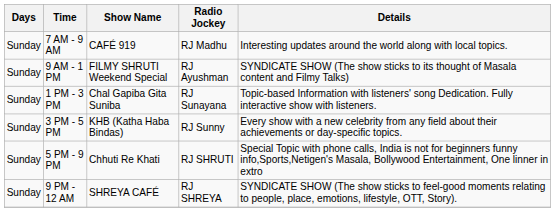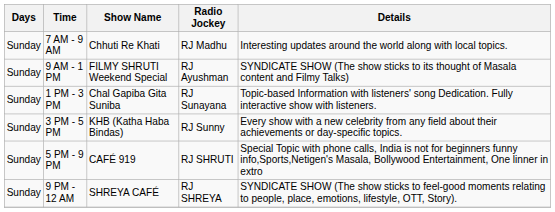(112, 45) CAFÉ 919 -> (124, 45) Chhuti Re Khati
(124, 160) Chhuti Re Khati -> (112, 160) CAFÉ 919
